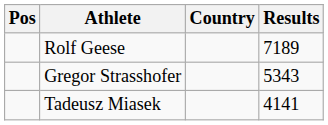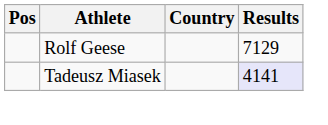(281, 47) 7189 -> (261, 47) 7129
- row: (113, 76)
(281, 104) no background -> (261, 76) lavender background
